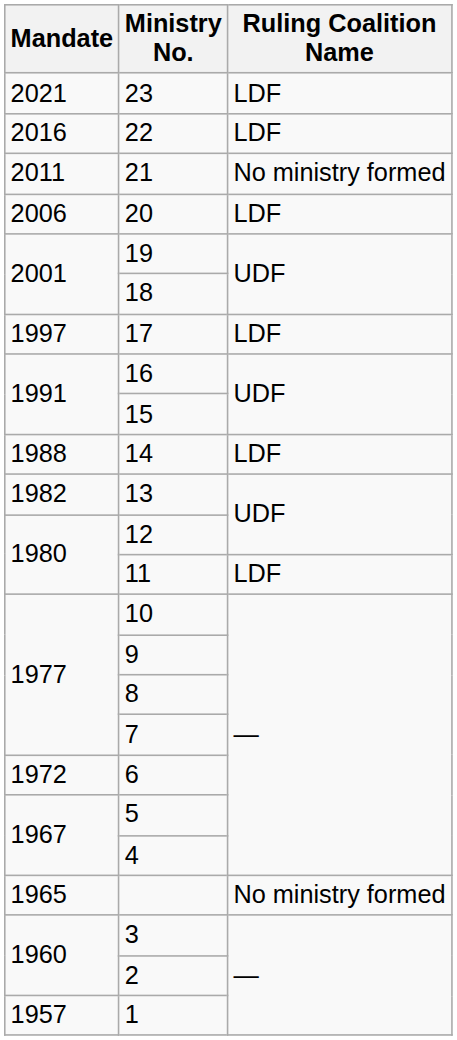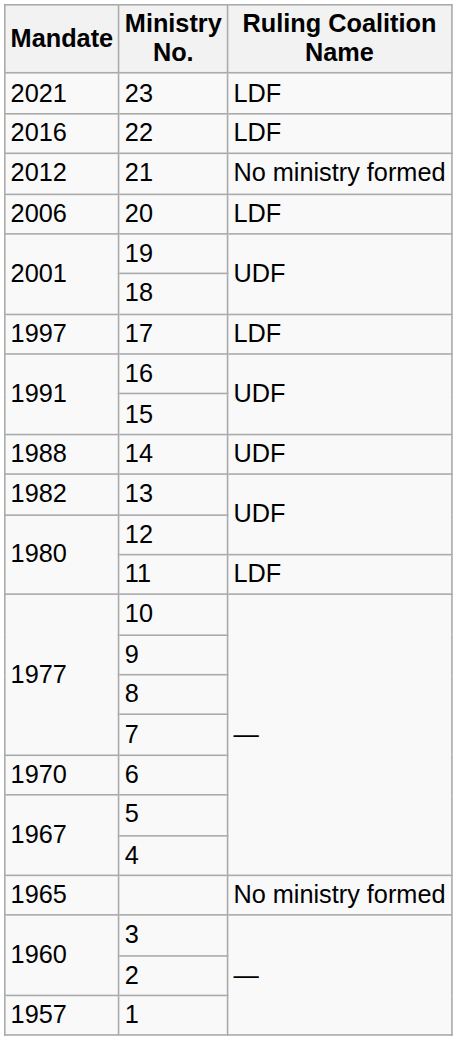(38, 173) 2011 -> (39, 173) 2012
(257, 453) LDF -> (259, 453) UDF
(39, 774) 1972 -> (39, 774) 1970
